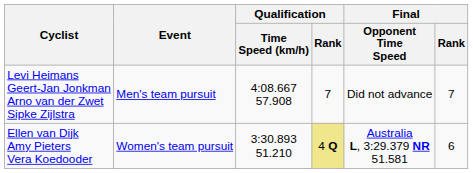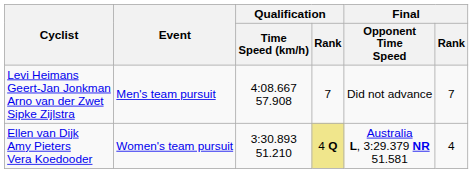(451, 146) 6 -> (451, 146) 4
